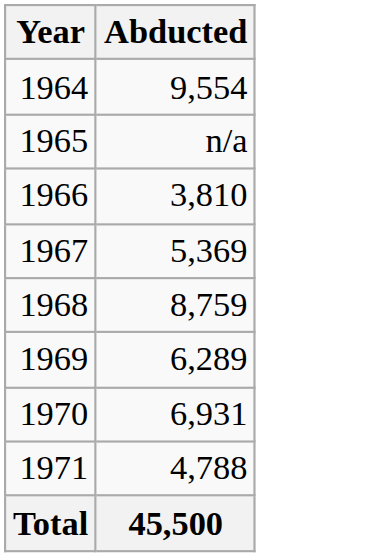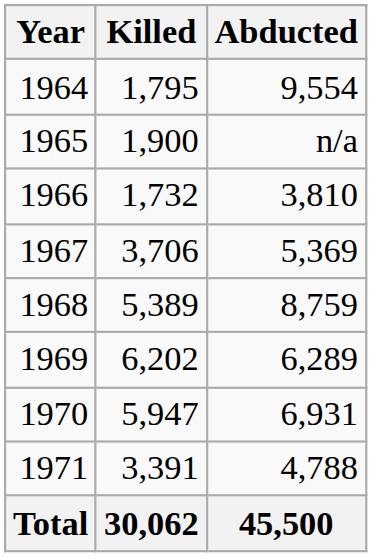+ column: (151, 31)
